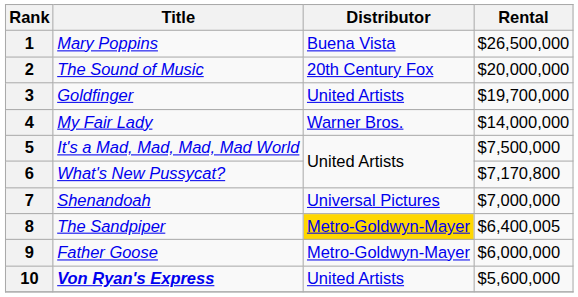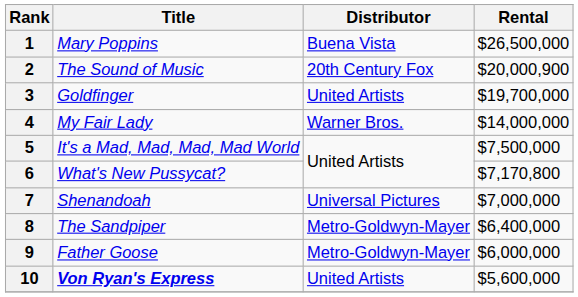(523, 69) $20,000,000 -> (523, 69) $20,000,900
(388, 226) gold background -> (388, 226) no background
(519, 226) $6,400,005 -> (519, 226) $6,400,000
